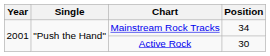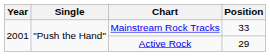(244, 28) 34 -> (244, 28) 33
(244, 43) 30 -> (244, 43) 29
